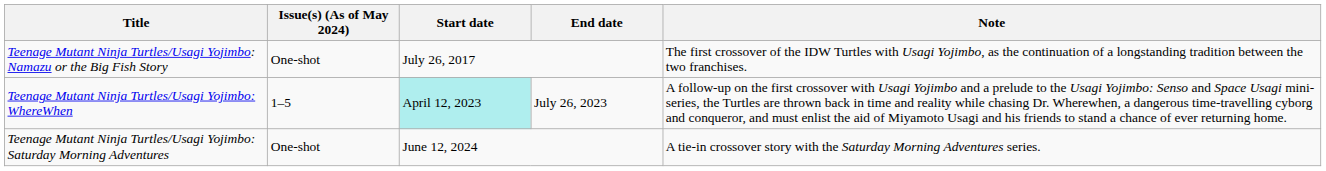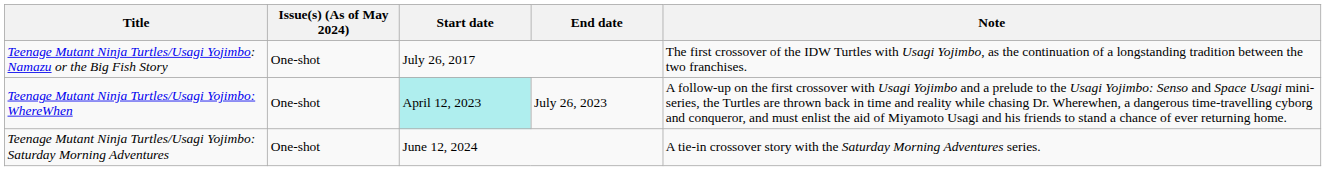(281, 103) 1–5 -> (295, 103) One-shot
